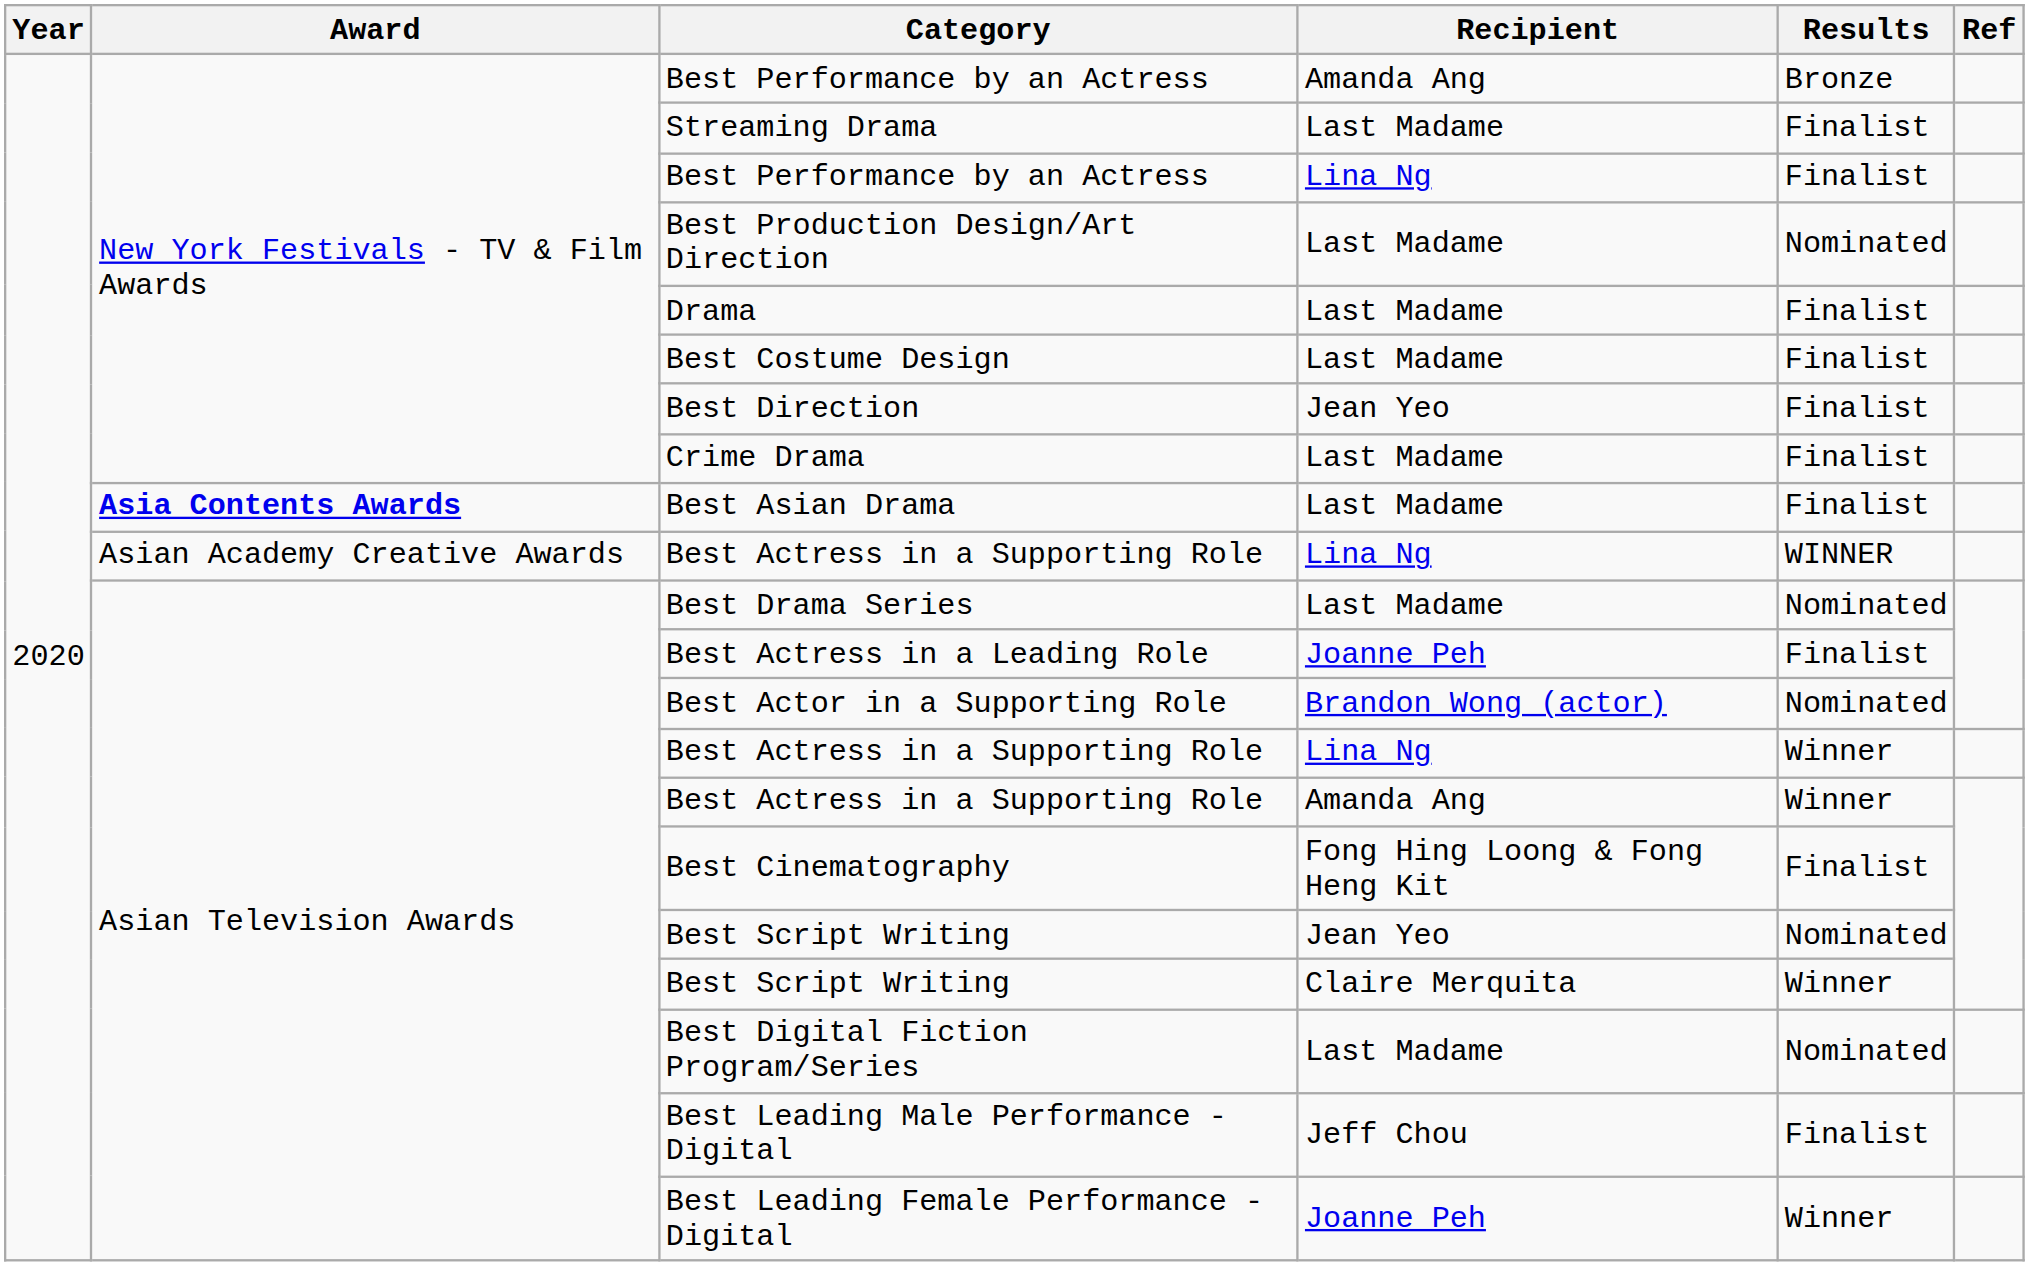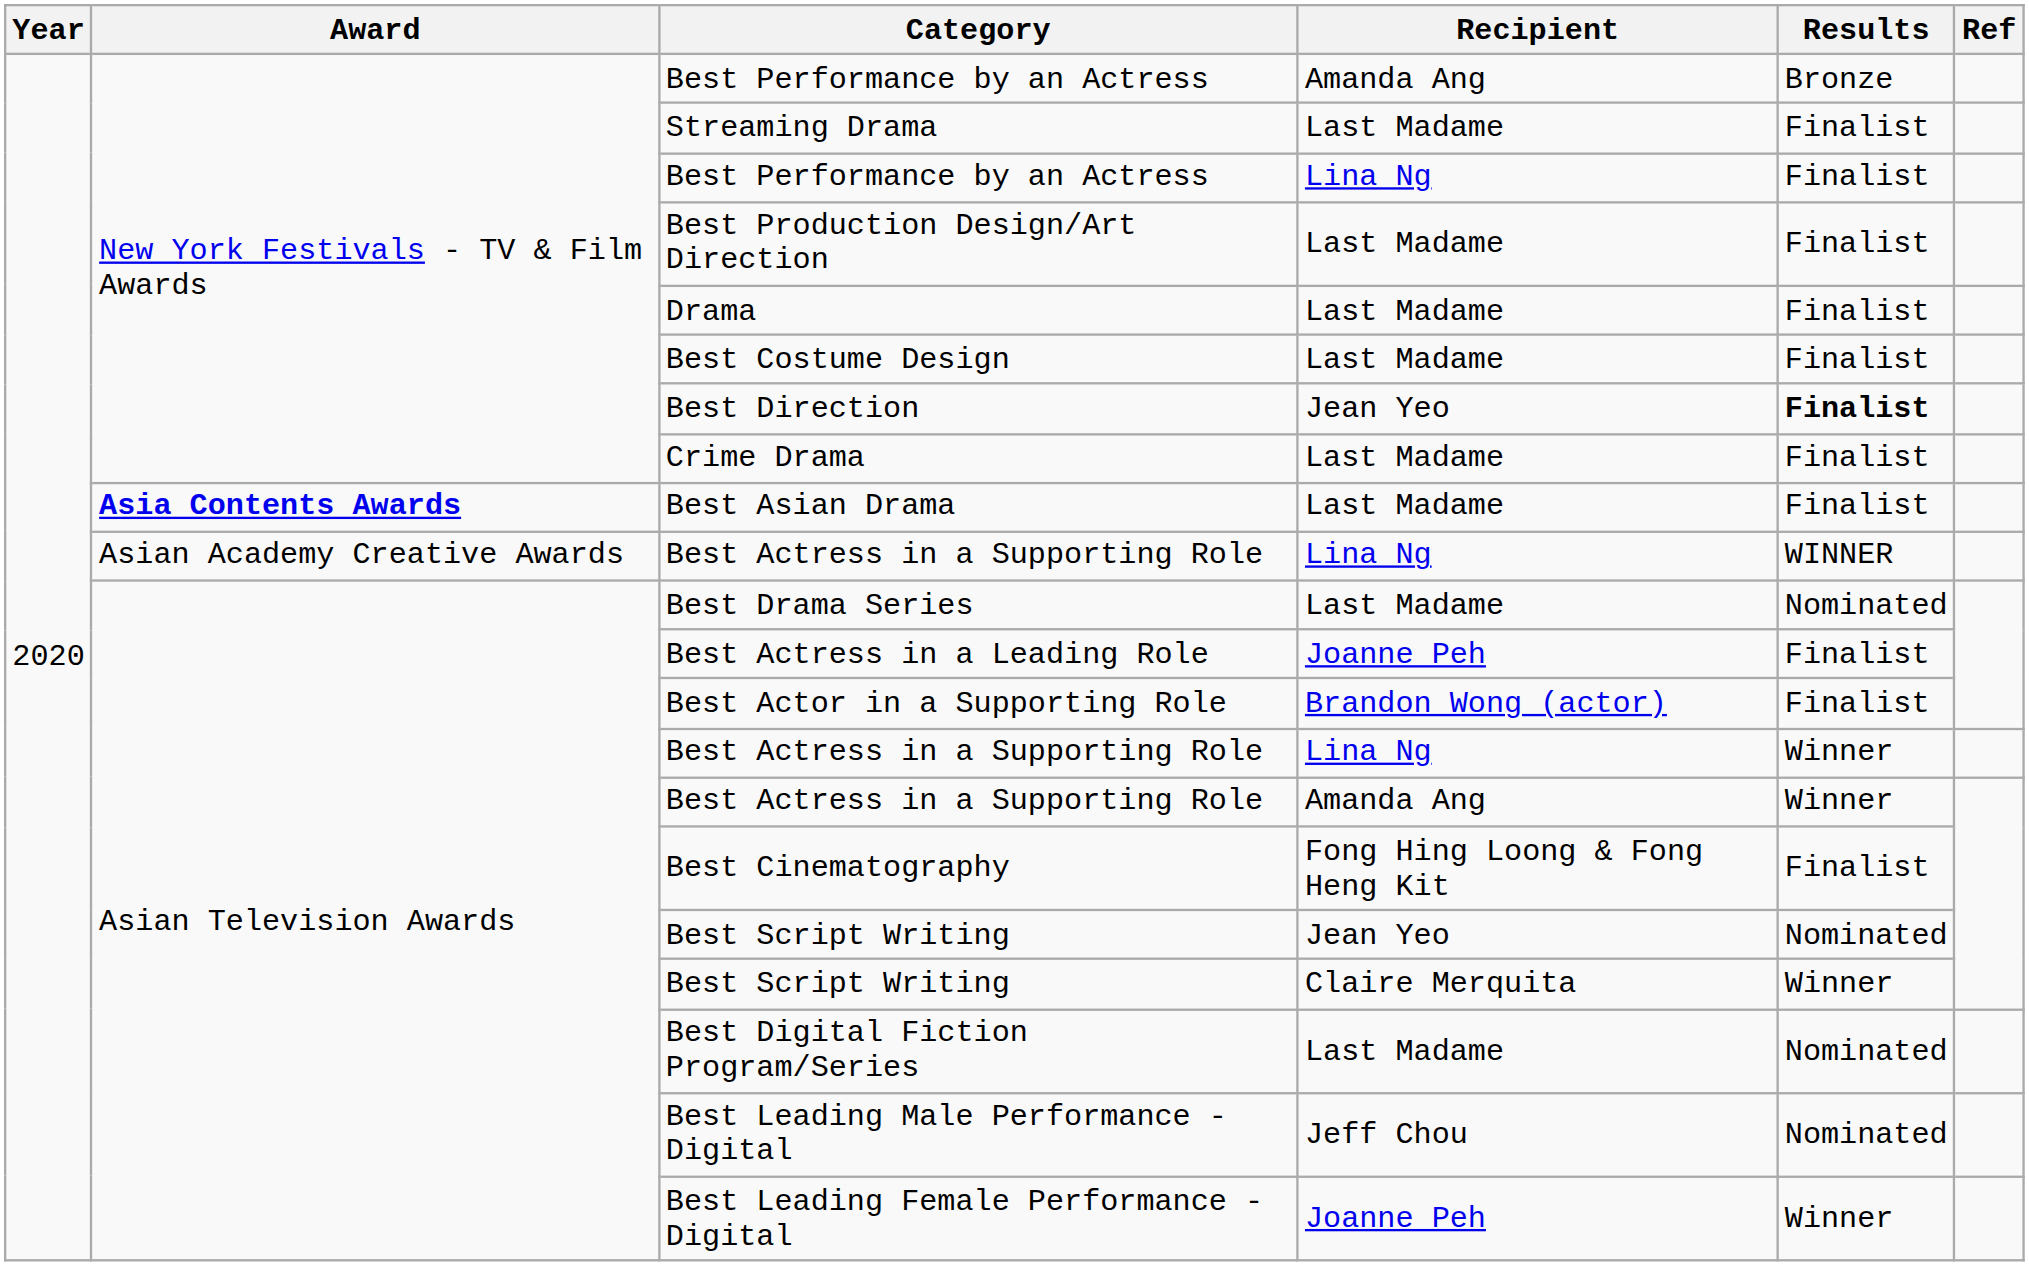(1866, 244) Nominated -> (1857, 244) Finalist
(1857, 409) normal -> (1857, 409) bold
(1866, 704) Nominated -> (1857, 704) Finalist
(1857, 1135) Finalist -> (1866, 1135) Nominated
